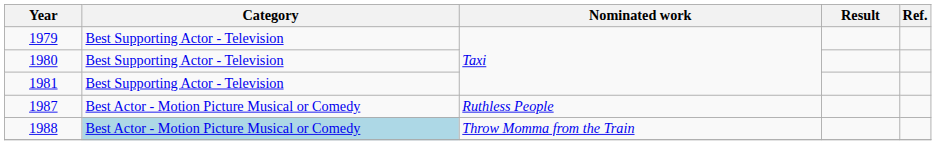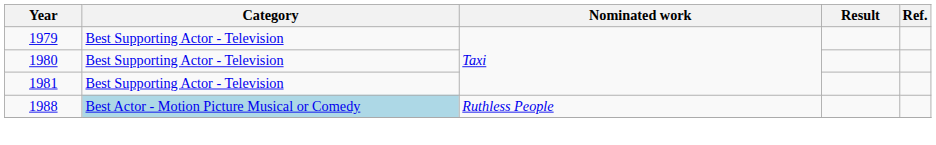- row: (43, 106)
(548, 128) Throw Momma from the Train -> (508, 106) Ruthless People
